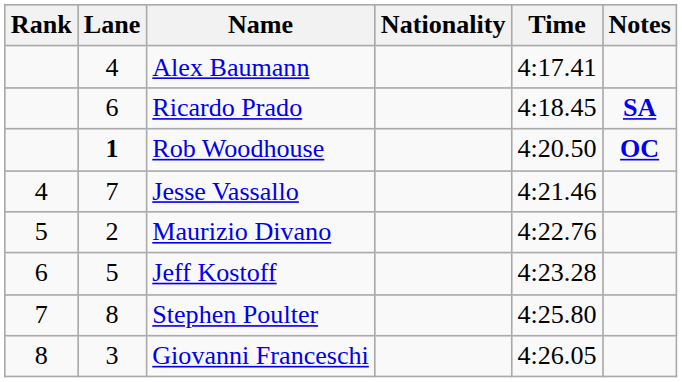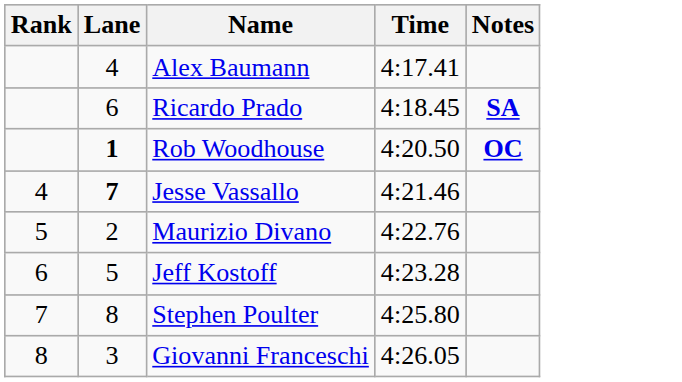- column: (443, 25)
(112, 190) normal -> (112, 190) bold
